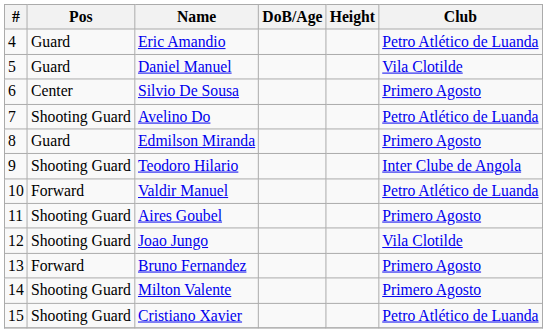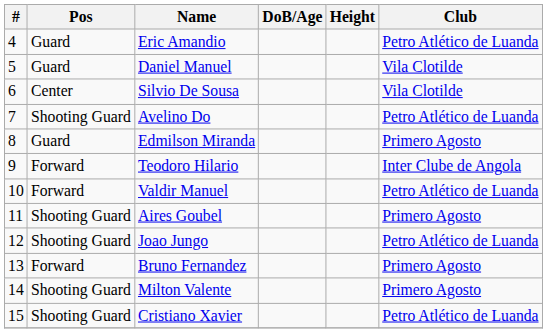(432, 91) Primero Agosto -> (422, 91) Vila Clotilde
(81, 166) Shooting Guard -> (58, 166) Forward
(422, 240) Vila Clotilde -> (460, 240) Petro Atlético de Luanda
